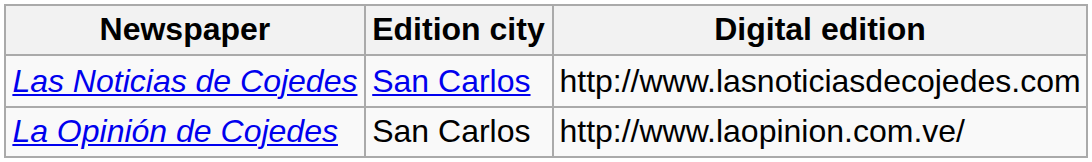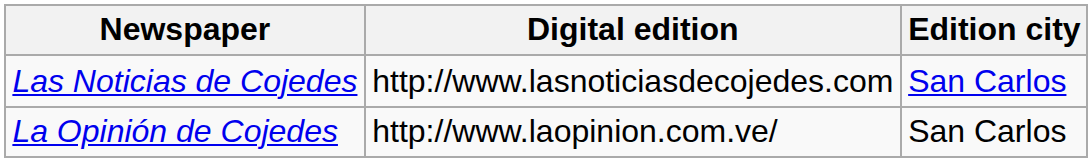columns swapped: (458, 29) <-> (820, 29)
